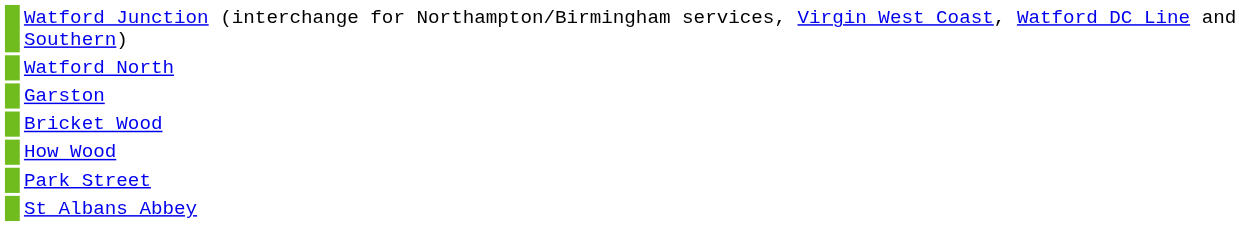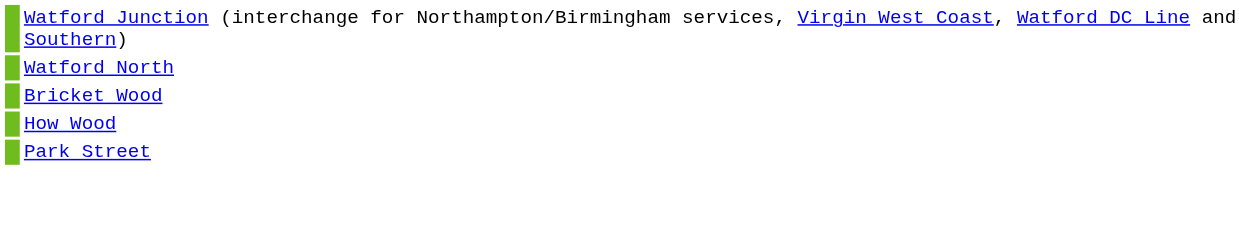- row: (64, 96)
- row: (111, 208)
